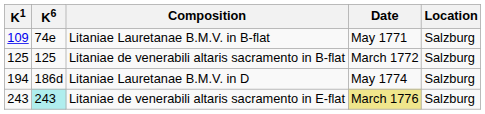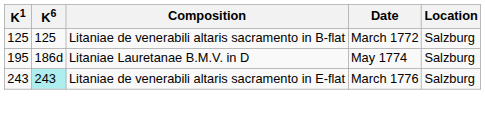- row: (169, 38)
(18, 79) 194 -> (18, 58) 195
(385, 99) khaki background -> (385, 79) no background
